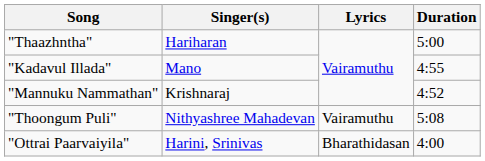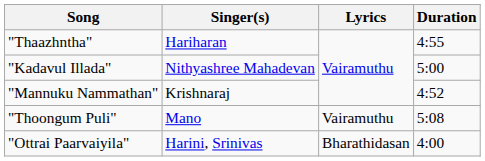(431, 42) 5:00 -> (431, 42) 4:55
(183, 67) Mano -> (240, 67) Nithyashree Mahadevan
(431, 67) 4:55 -> (431, 67) 5:00
(240, 118) Nithyashree Mahadevan -> (183, 118) Mano
